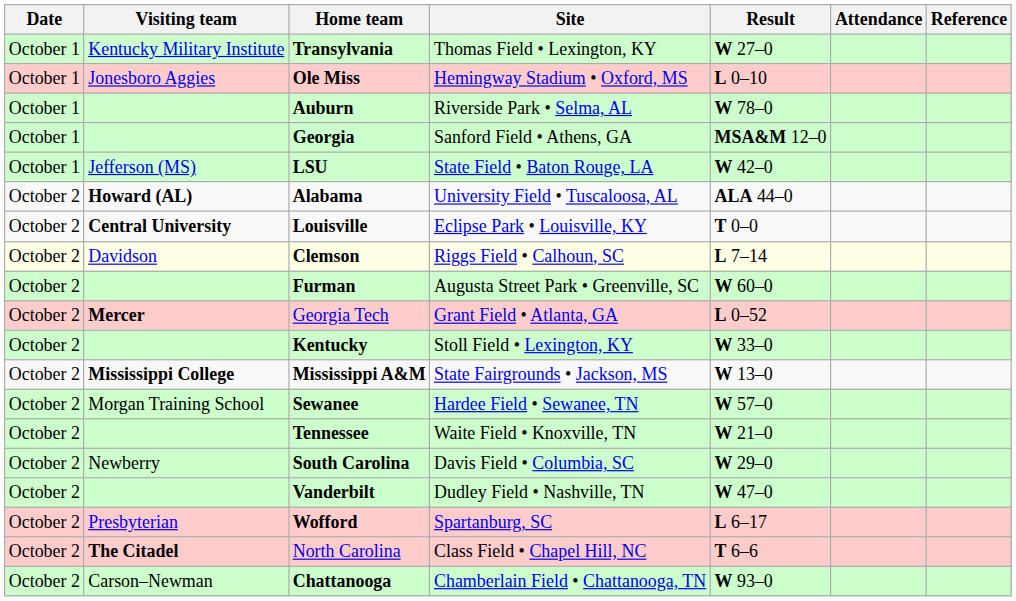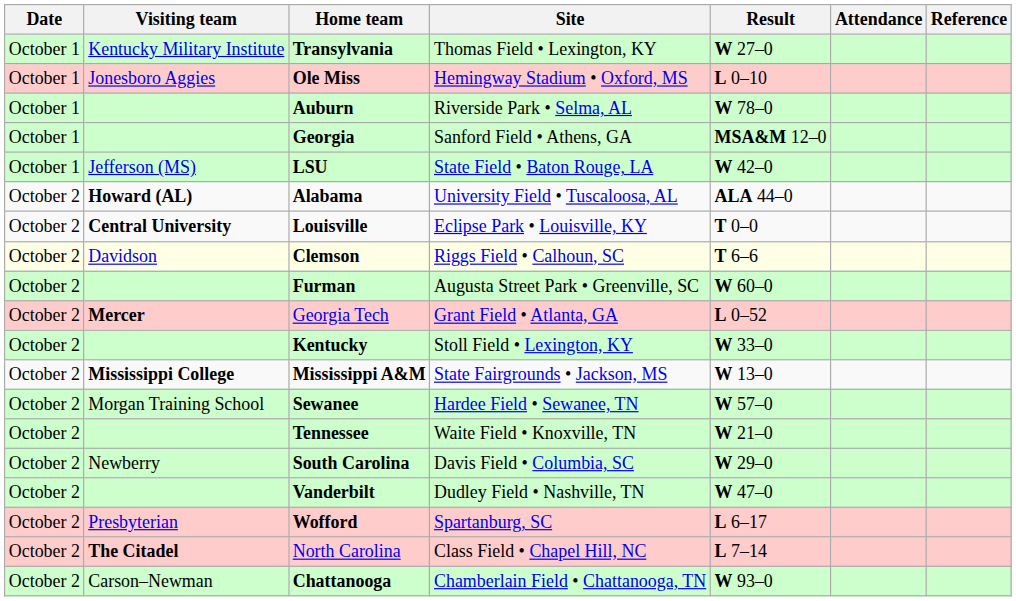(741, 256) L 7–14 -> (736, 256) T 6–6
(736, 551) T 6–6 -> (741, 551) L 7–14
